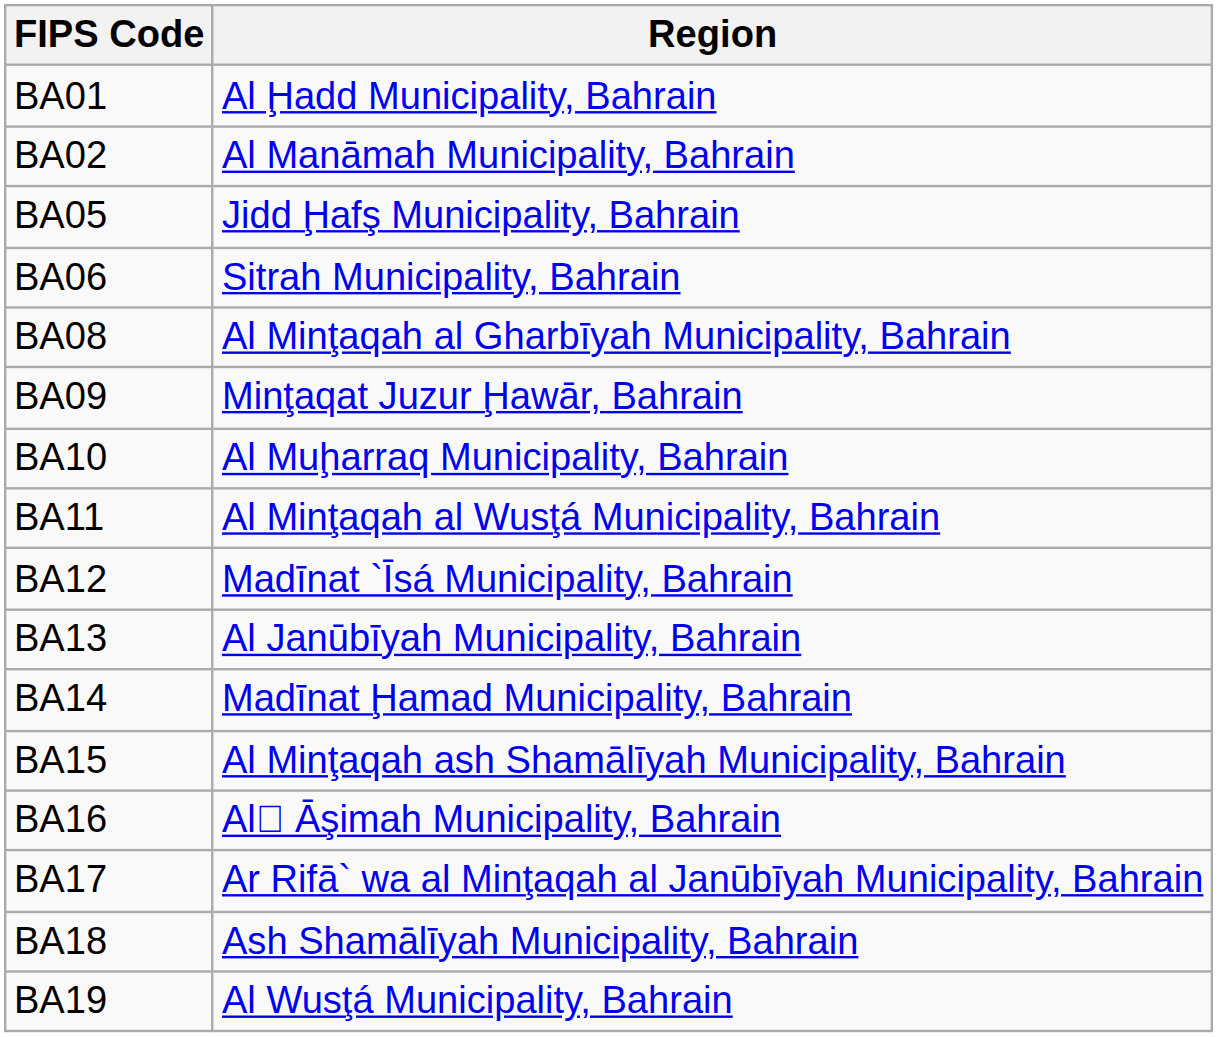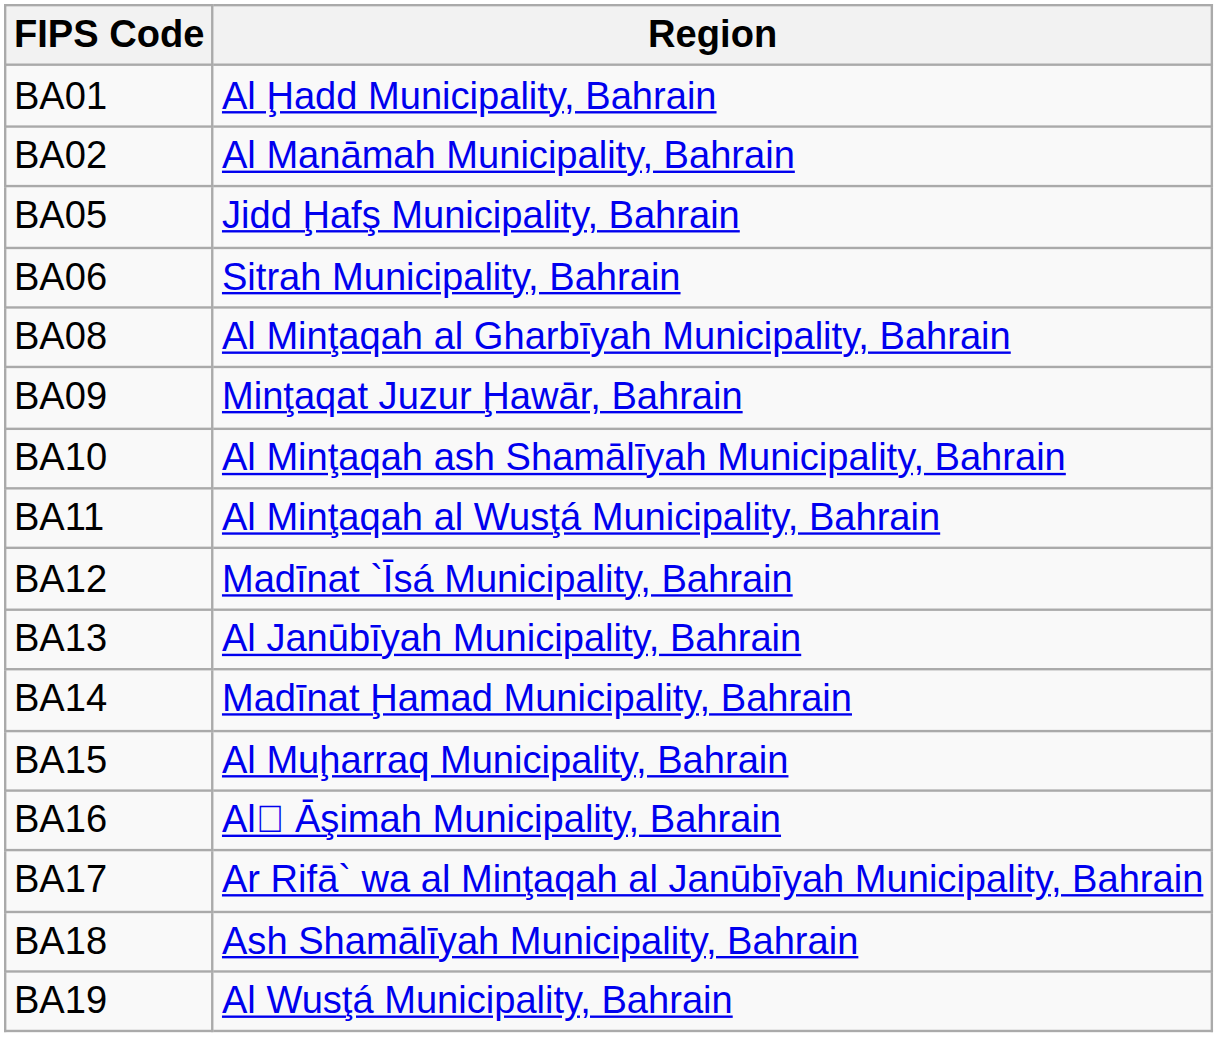(505, 457) Al Muḩarraq Municipality, Bahrain -> (644, 457) Al Minţaqah ash Shamālīyah Municipality, Bahrain
(644, 759) Al Minţaqah ash Shamālīyah Municipality, Bahrain -> (505, 759) Al Muḩarraq Municipality, Bahrain
